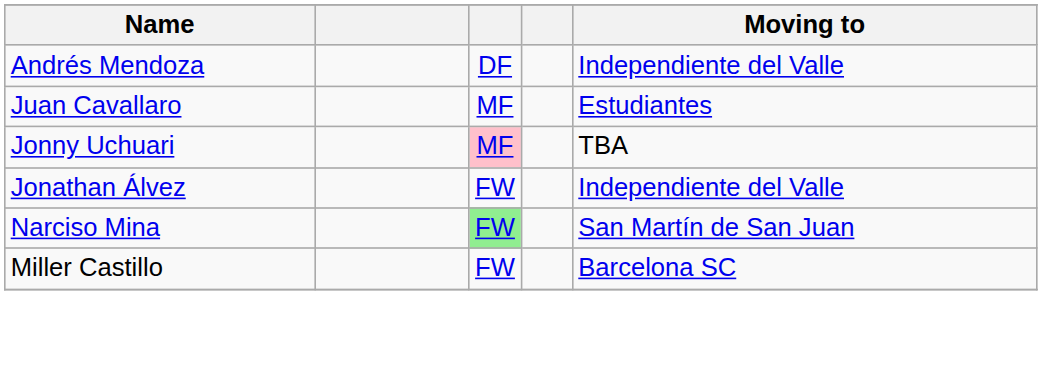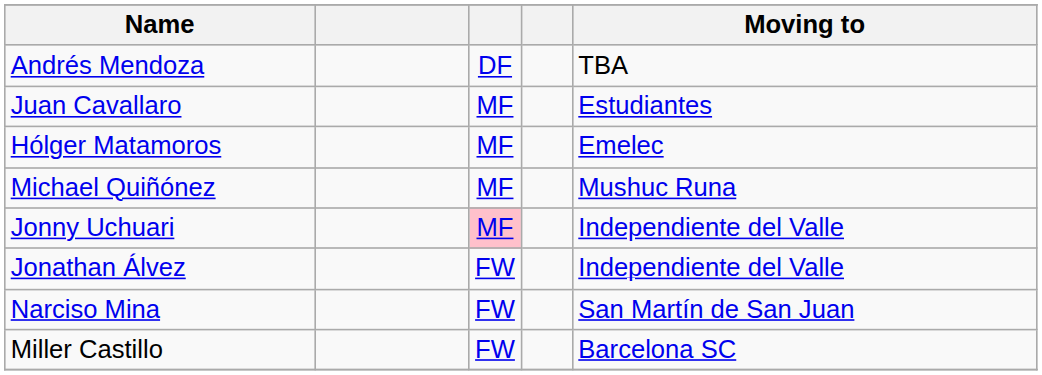(711, 65) Independiente del Valle -> (603, 65) TBA
+ row: (116, 146)
+ row: (113, 187)
(603, 146) TBA -> (711, 227) Independiente del Valle
(495, 227) lightgreen background -> (495, 308) no background
